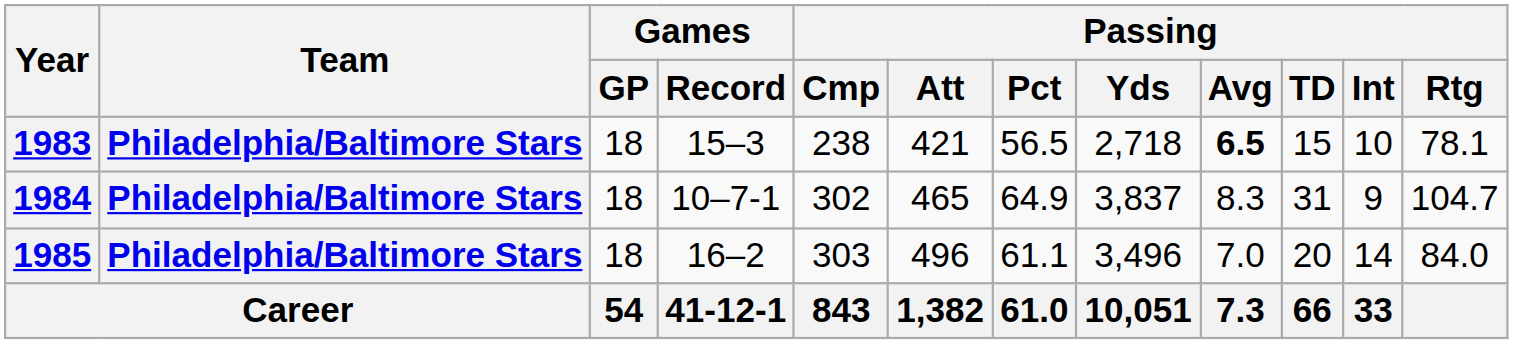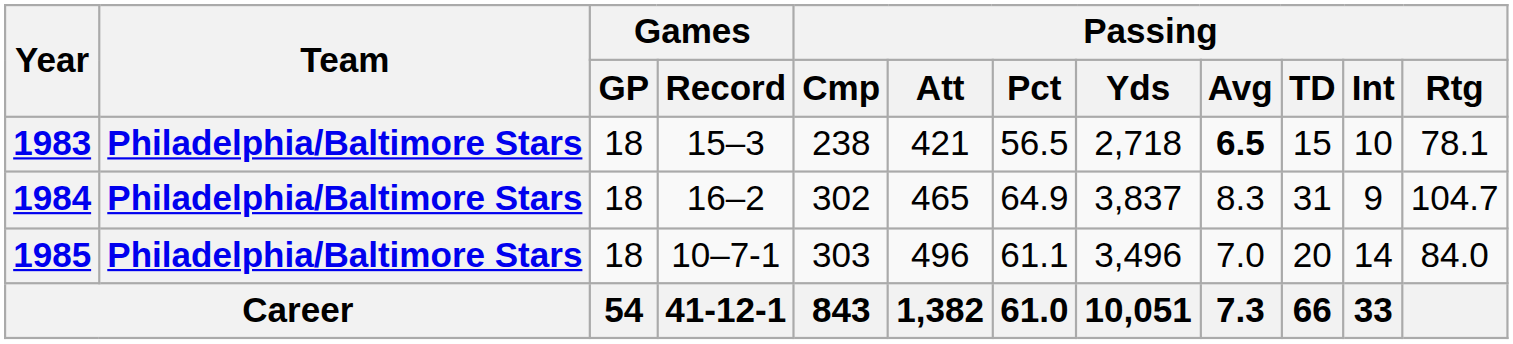(726, 198) 10–7-1 -> (726, 198) 16–2
(726, 254) 16–2 -> (726, 254) 10–7-1
